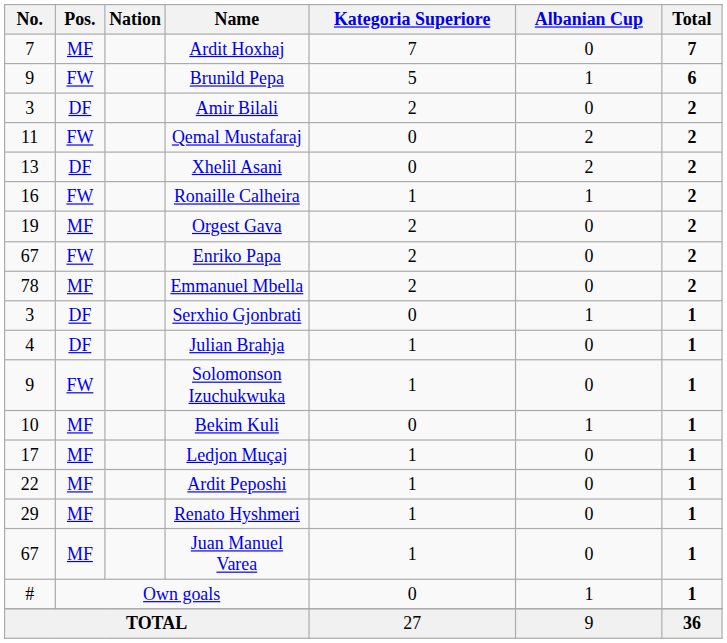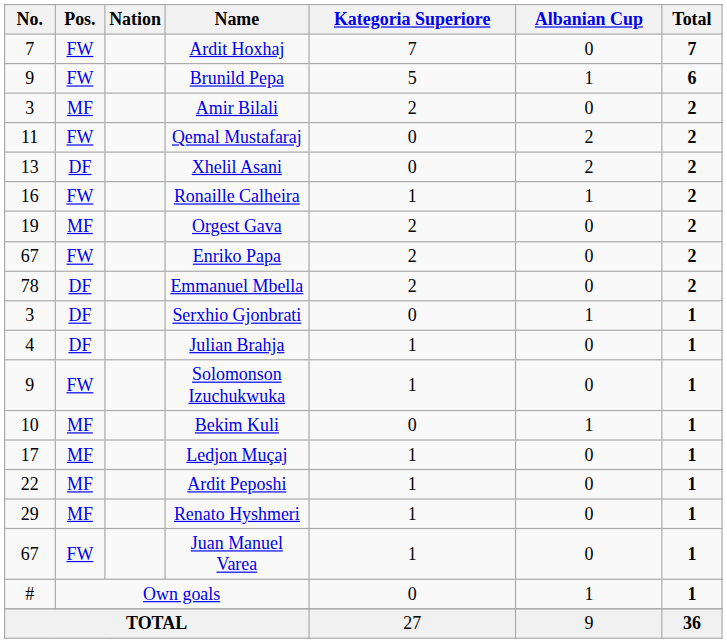(80, 49) MF -> (80, 49) FW
(80, 108) DF -> (80, 108) MF
(80, 285) MF -> (80, 285) DF
(80, 554) MF -> (80, 554) FW
